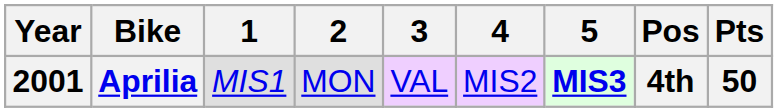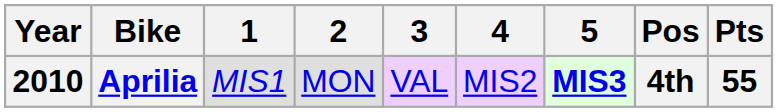(48, 81) 2001 -> (48, 81) 2010
(739, 81) 50 -> (739, 81) 55
